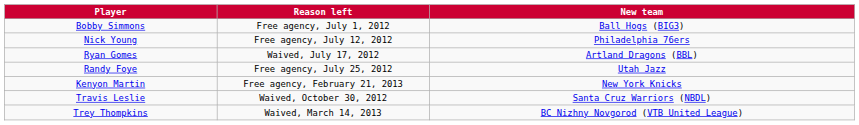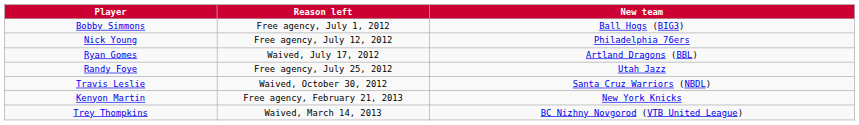rows swapped: (111, 98) <-> (111, 84)
